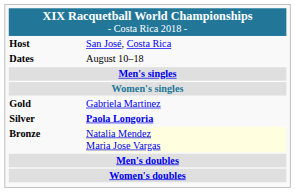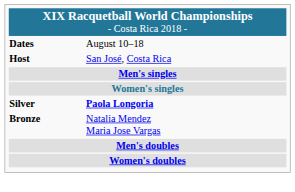rows swapped: (19, 44) <-> (21, 59)
- row: (20, 103)
(123, 139) lightyellow background -> (123, 124) no background
